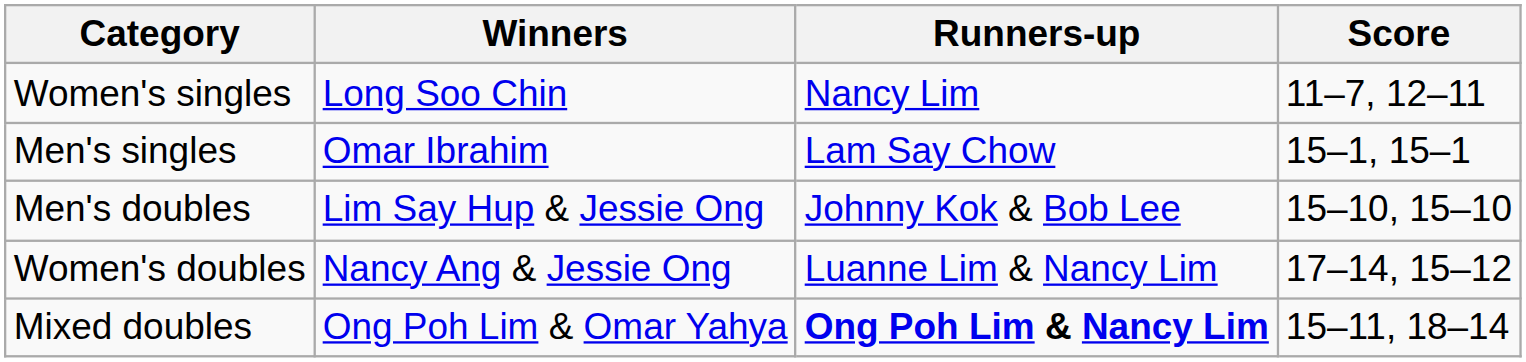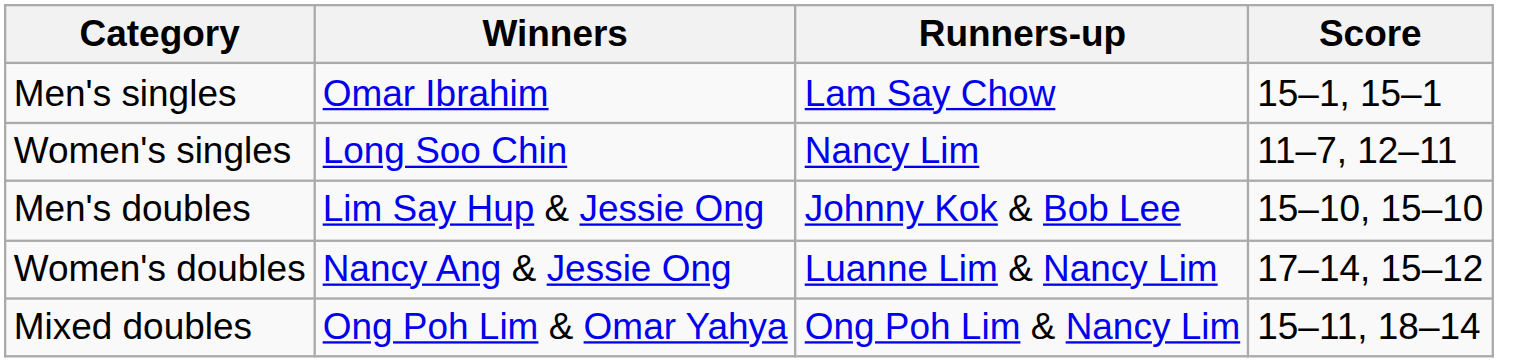rows swapped: (125, 151) <-> (152, 92)
(1037, 326) bold -> (1022, 326) normal
